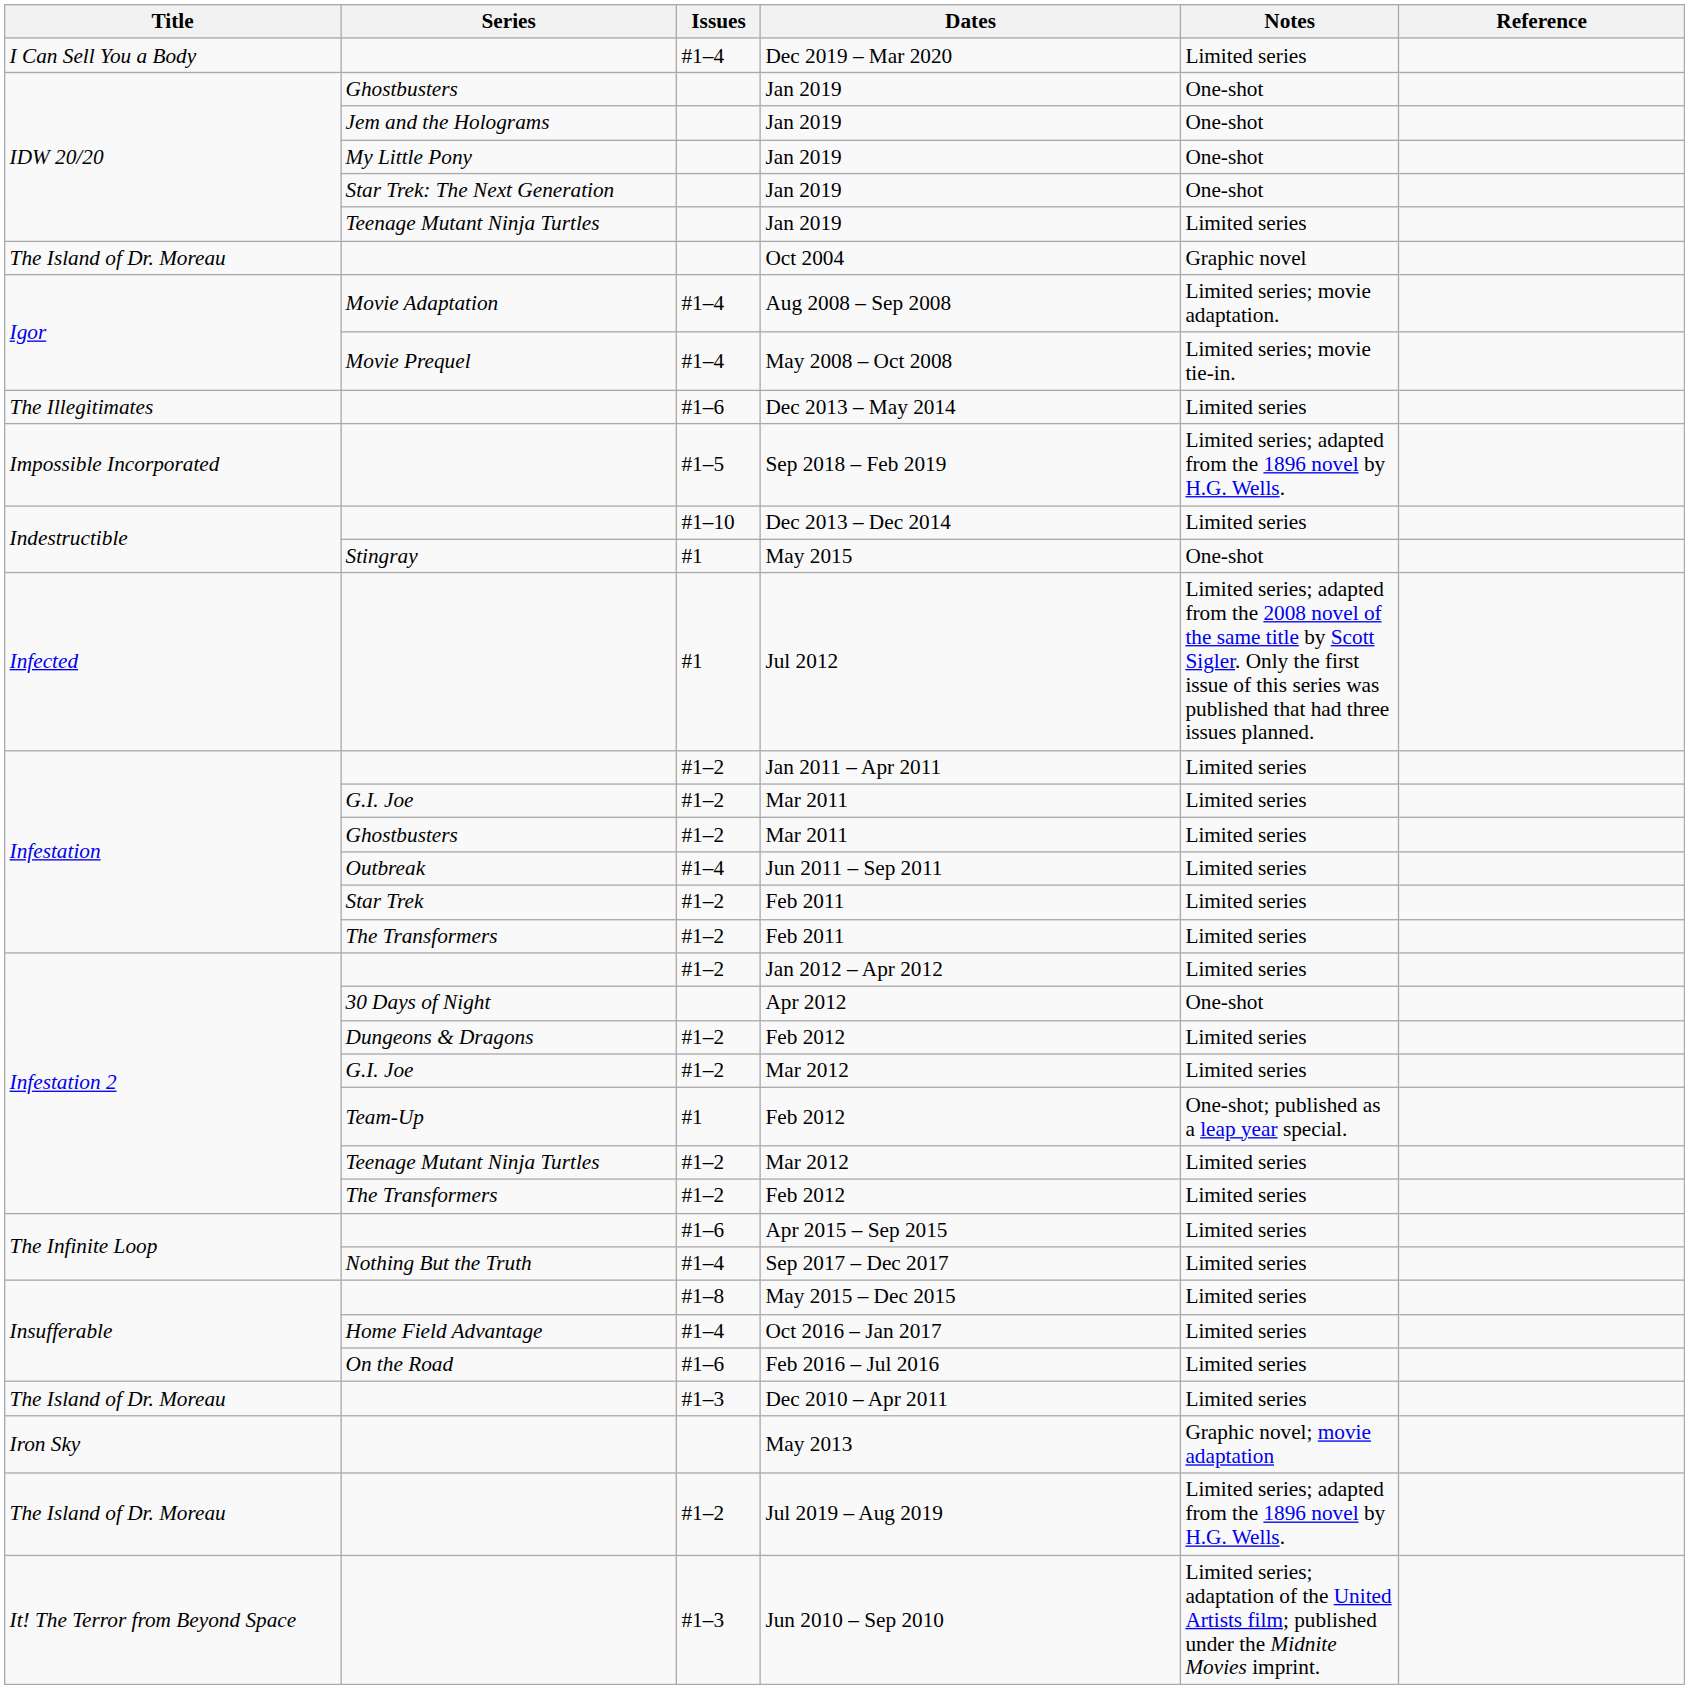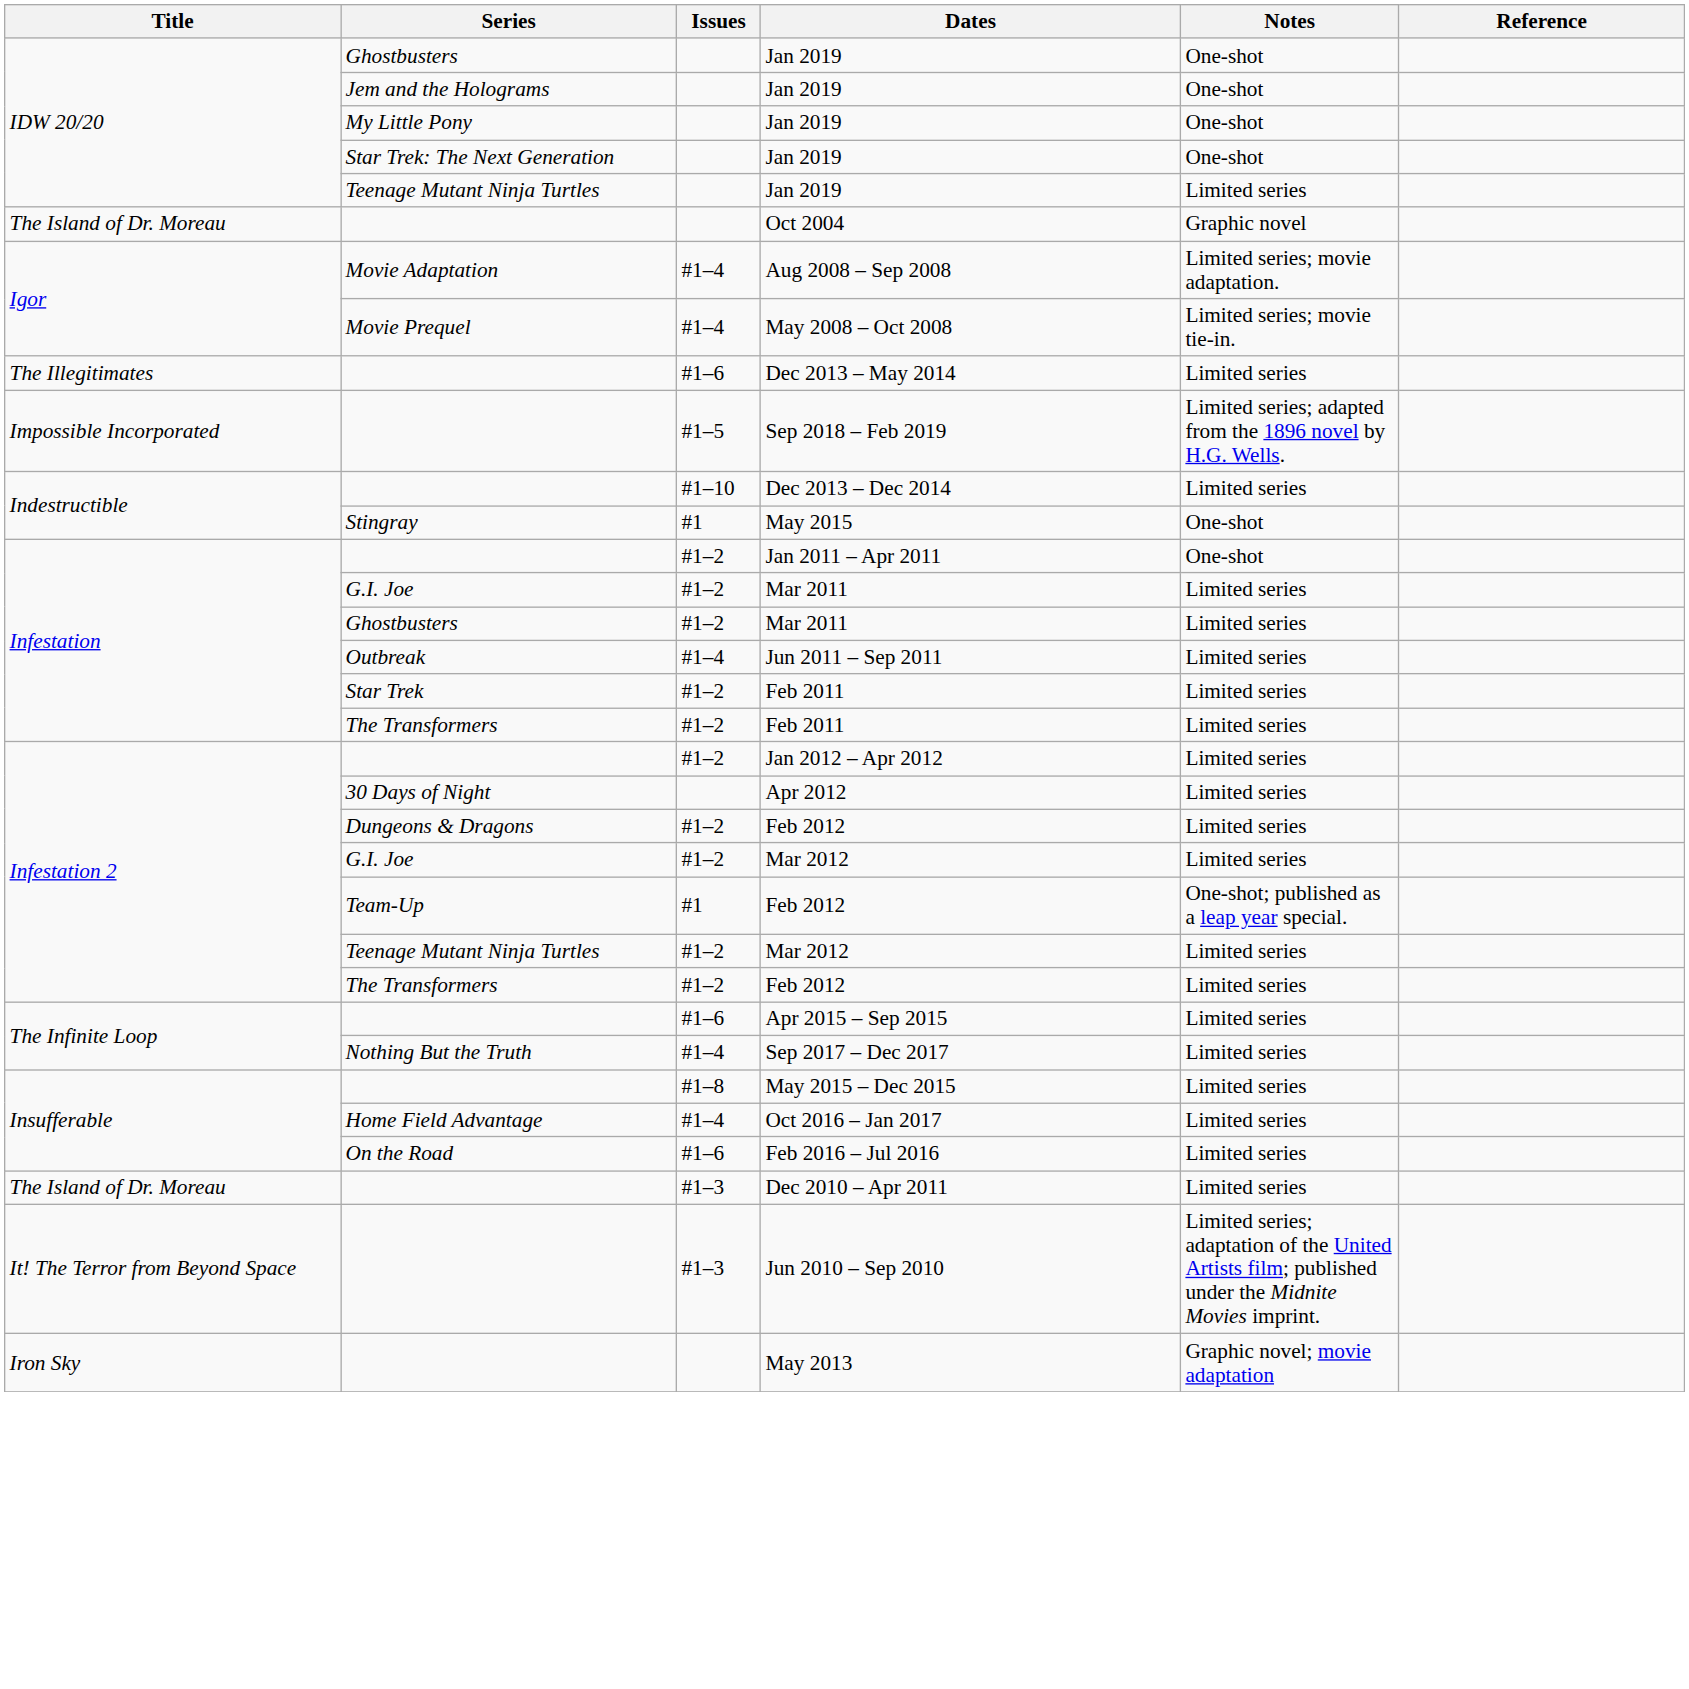- row: (509, 55)
- row: (509, 662)
(1246, 767) Limited series -> (1224, 555) One-shot
(1224, 1003) One-shot -> (1246, 792) Limited series
rows swapped: (509, 1444) <-> (509, 1620)
- row: (509, 1514)
